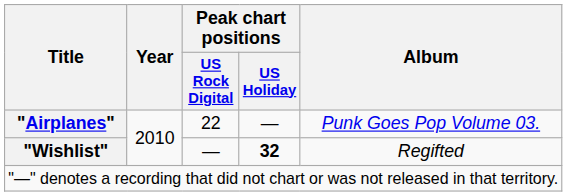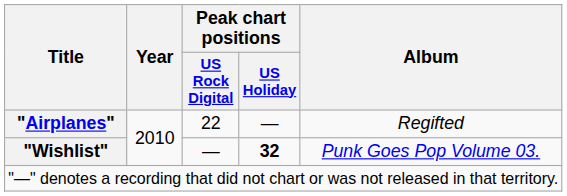(431, 123) Punk Goes Pop Volume 03. -> (431, 123) Regifted
(431, 151) Regifted -> (431, 151) Punk Goes Pop Volume 03.
